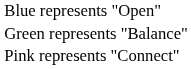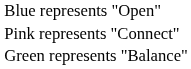rows swapped: (92, 56) <-> (96, 33)
